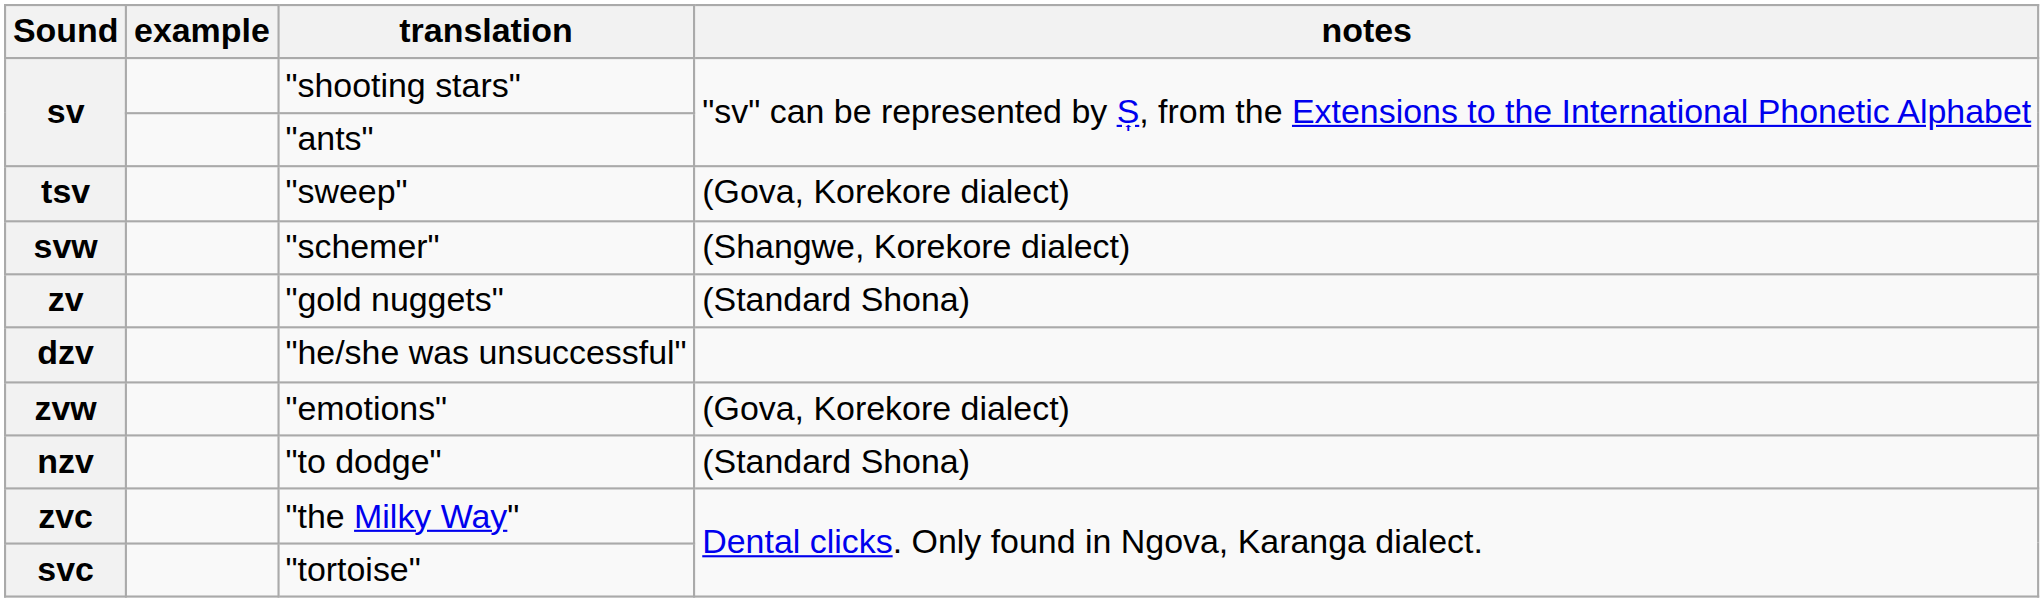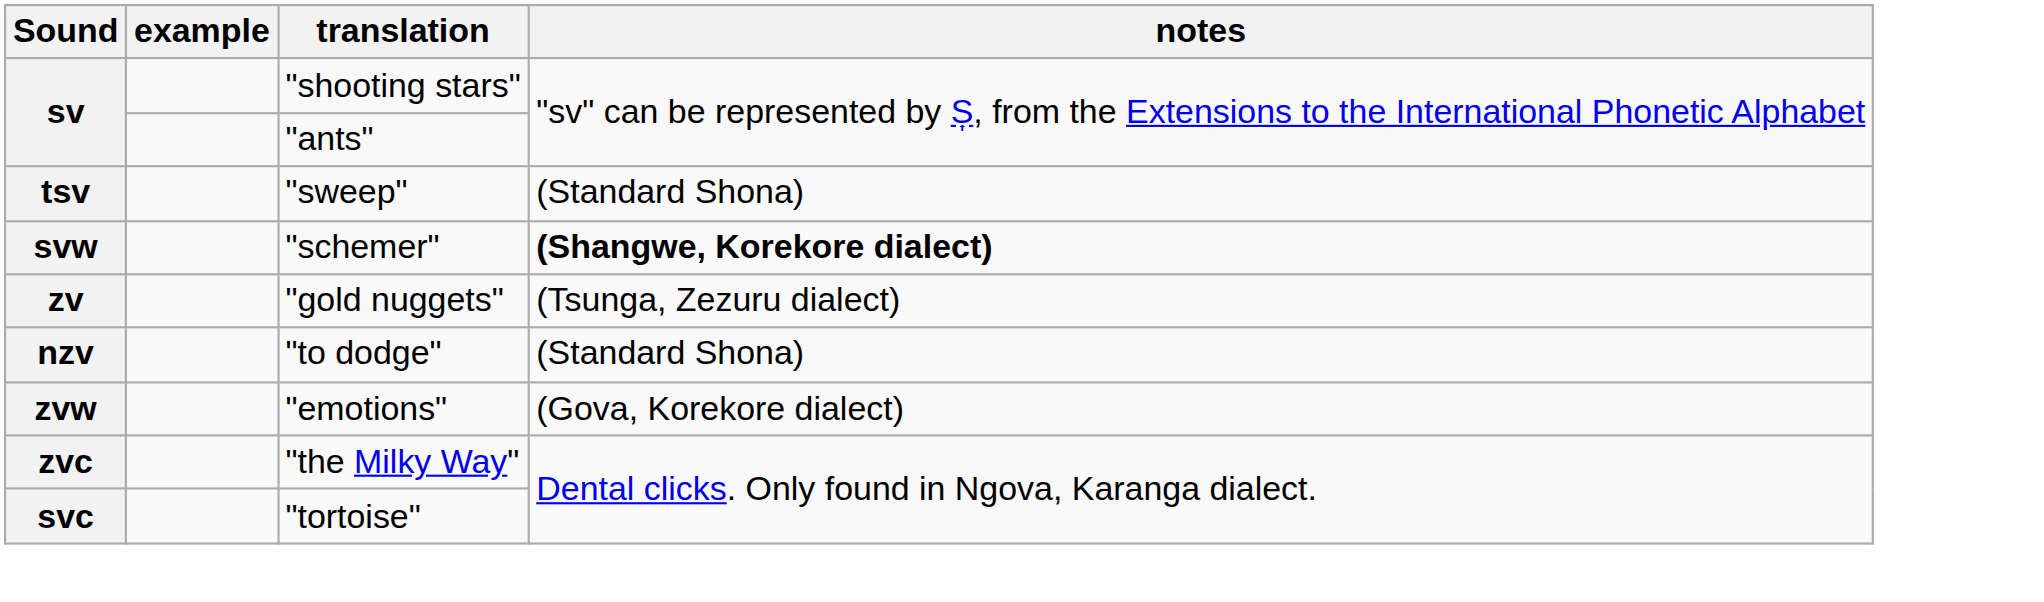(886, 192) (Gova, Korekore dialect) -> (670, 192) (Standard Shona)
(916, 246) normal -> (764, 246) bold
(836, 300) (Standard Shona) -> (718, 300) (Tsunga, Zezuru dialect)
- row: (66, 354)
rows swapped: (66, 407) <-> (66, 461)
